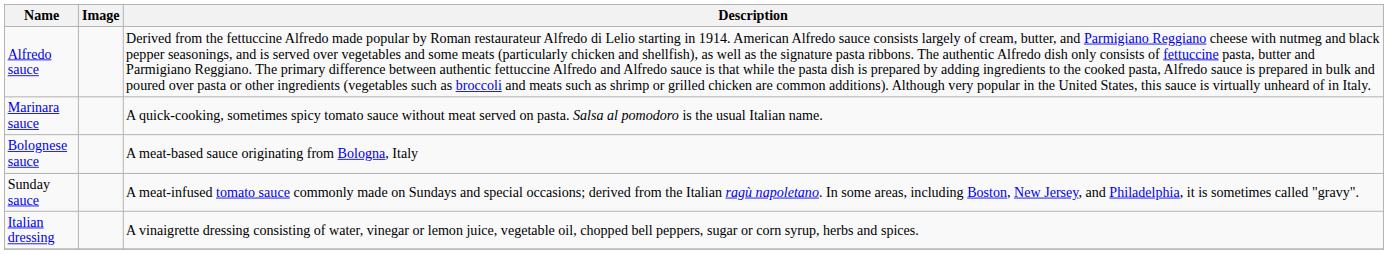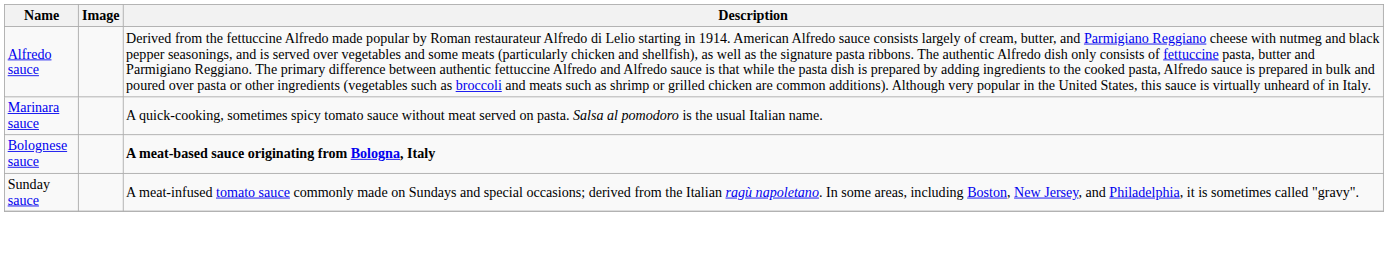(272, 153) normal -> (281, 153) bold
- row: (31, 230)
